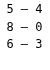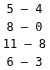+ row: (24, 44)
